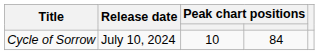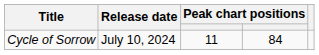(212, 39) 10 -> (211, 39) 11
